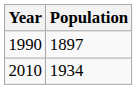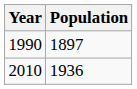(67, 71) 1934 -> (67, 71) 1936
